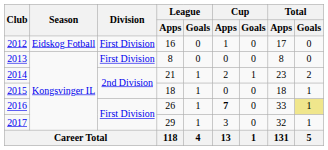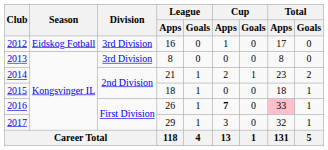(127, 43) First Division -> (127, 43) 3rd Division
(127, 59) First Division -> (127, 59) 3rd Division
(281, 106) no background -> (281, 106) pink background
(309, 106) khaki background -> (309, 106) no background
